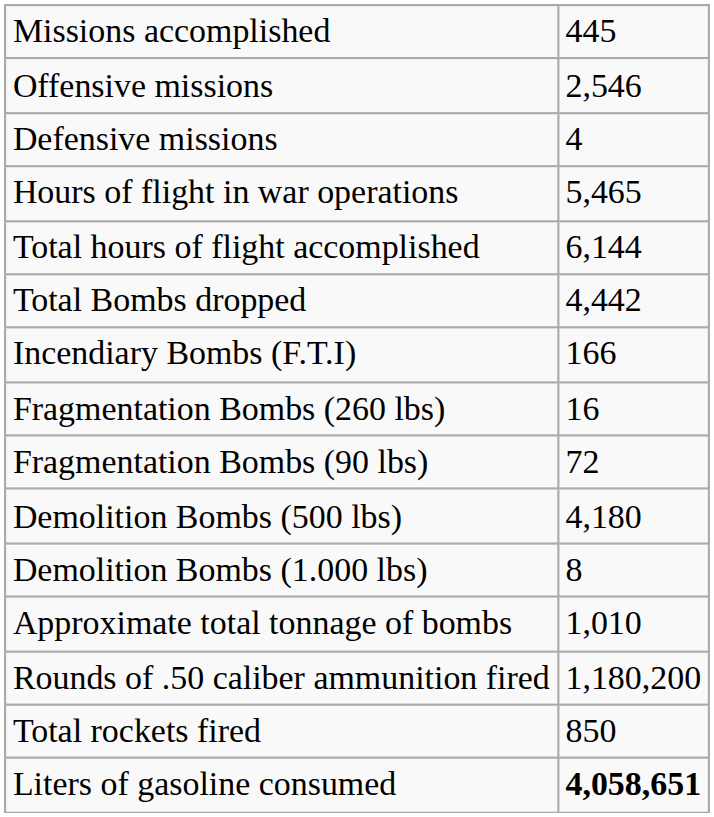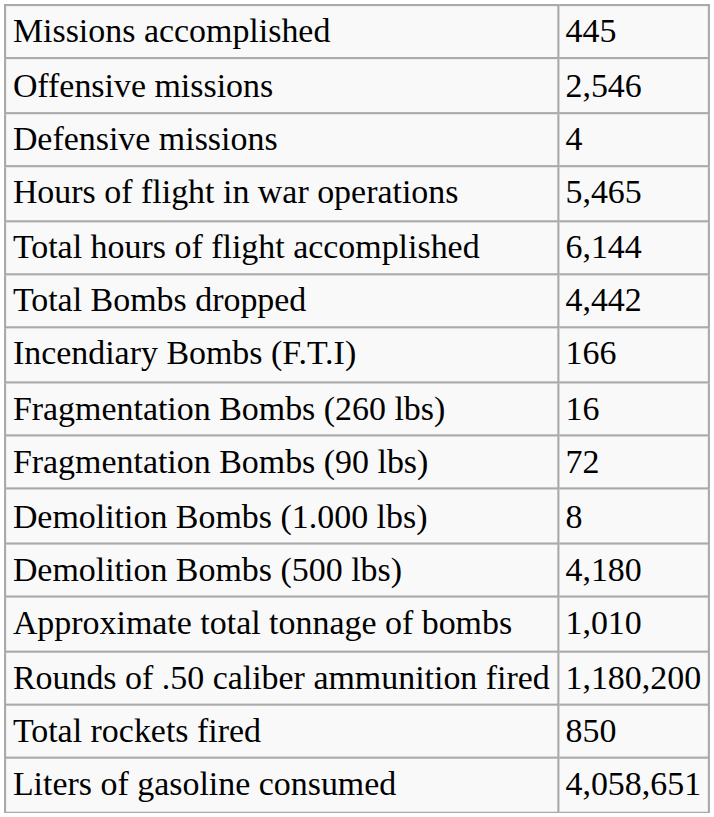rows swapped: (220, 569) <-> (207, 515)
(633, 784) bold -> (633, 784) normal
